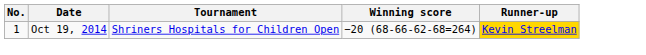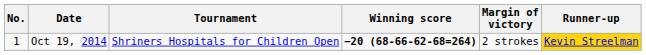+ column: (510, 19)
(411, 30) normal -> (411, 42) bold
